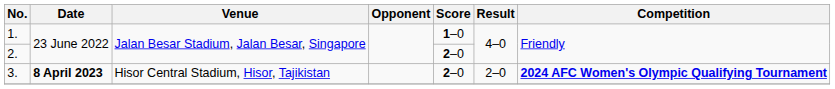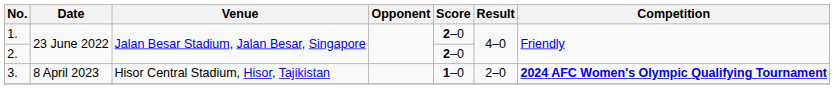(453, 34) 1–0 -> (453, 34) 2–0
(68, 73) bold -> (66, 73) normal
(453, 73) 2–0 -> (453, 73) 1–0
